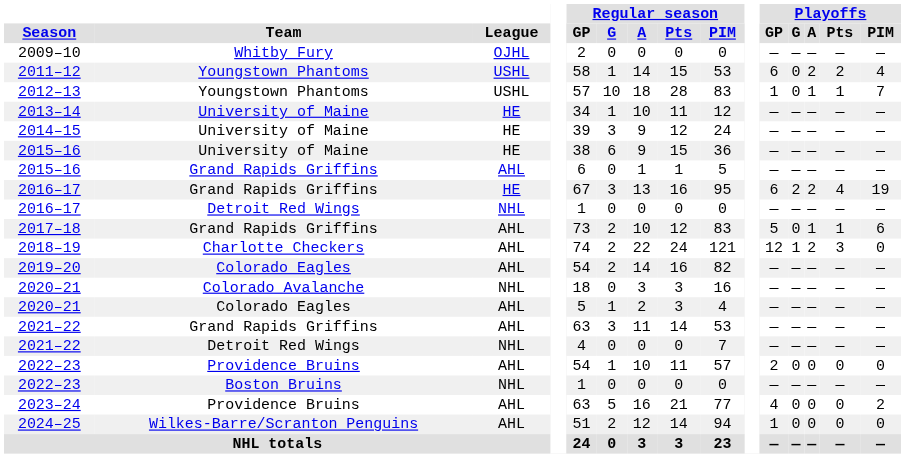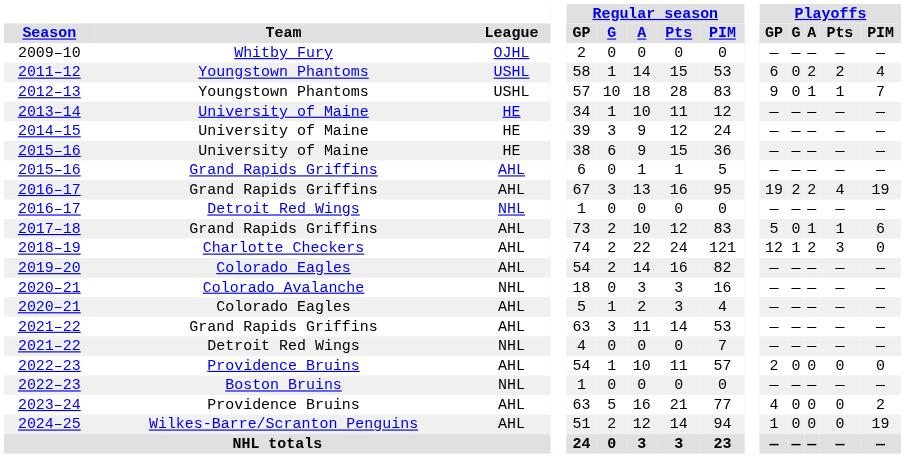(774, 92) 1 -> (774, 92) 9
(512, 190) HE -> (512, 190) AHL
(774, 190) 6 -> (774, 190) 19
(881, 424) 0 -> (881, 424) 19
